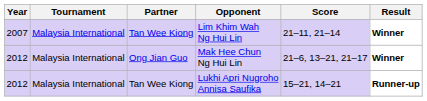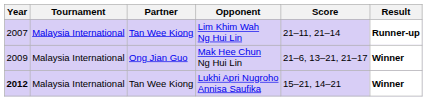(388, 33) Winner -> (396, 33) Runner-up
(17, 58) 2012 -> (17, 58) 2009
(17, 84) normal -> (17, 84) bold
(396, 84) Runner-up -> (388, 84) Winner
